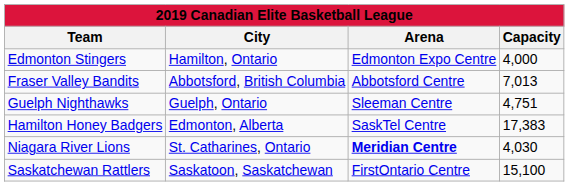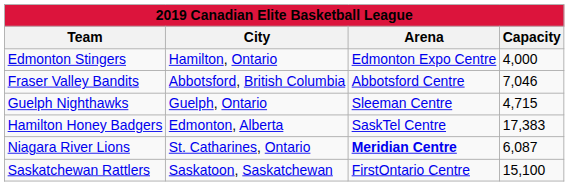(520, 81) 7,013 -> (520, 81) 7,046
(520, 103) 4,751 -> (520, 103) 4,715
(520, 147) 4,030 -> (520, 147) 6,087
